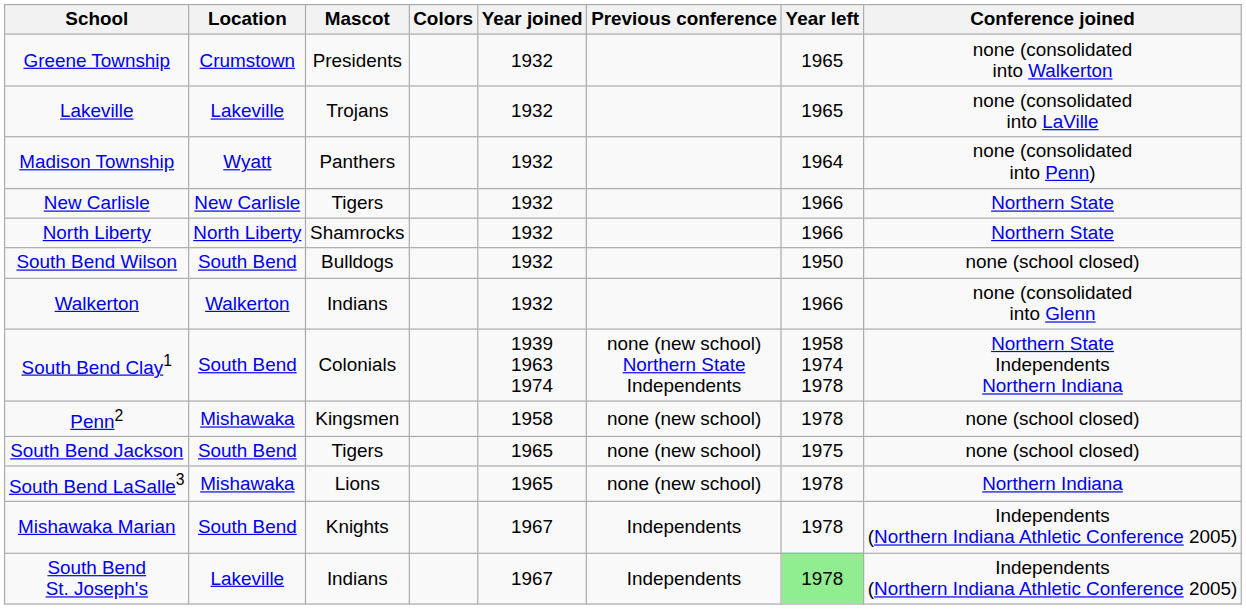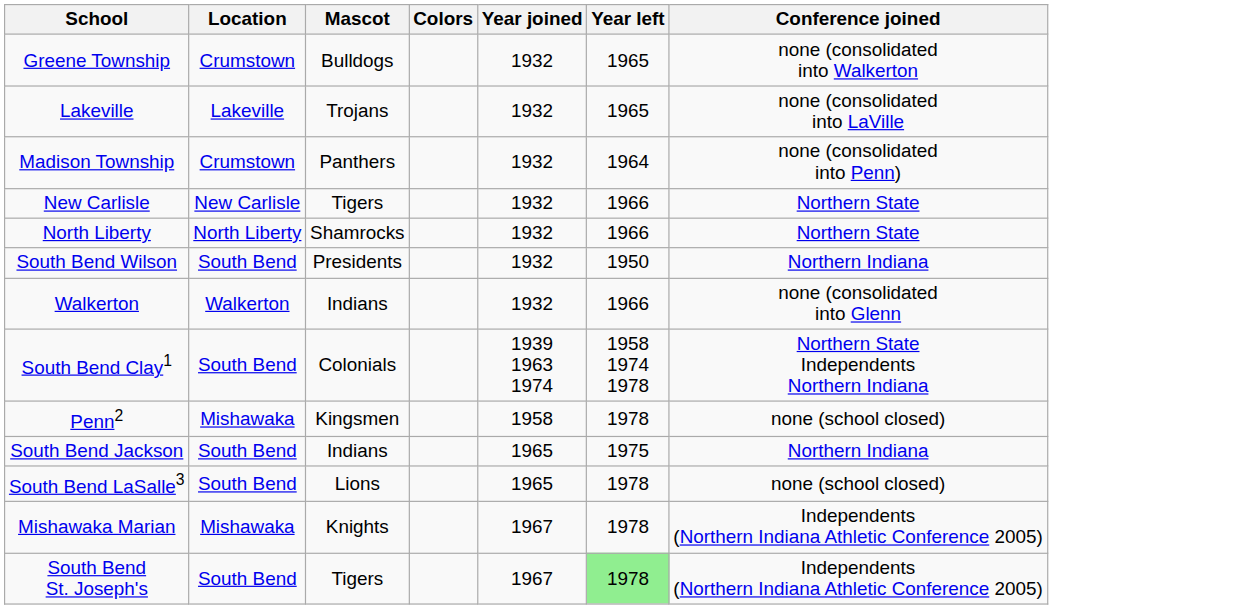- column: (684, 19)
(357, 60) Presidents -> (357, 60) Bulldogs
(247, 162) Wyatt -> (247, 162) Crumstown
(357, 262) Bulldogs -> (357, 262) Presidents
(1053, 262) none (school closed) -> (858, 262) Northern Indiana
(357, 451) Tigers -> (357, 451) Indians
(1053, 451) none (school closed) -> (858, 451) Northern Indiana
(247, 483) Mishawaka -> (247, 483) South Bend
(1053, 483) Northern Indiana -> (858, 483) none (school closed)
(247, 527) South Bend -> (247, 527) Mishawaka
(247, 578) Lakeville -> (247, 578) South Bend
(357, 578) Indians -> (357, 578) Tigers
